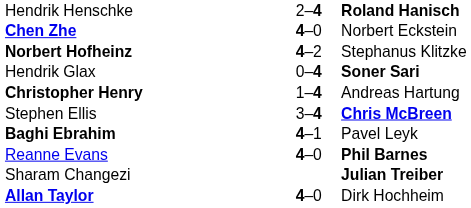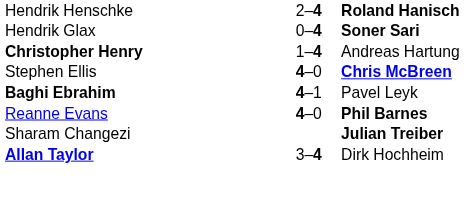- row: (41, 31)
- row: (69, 51)
(309, 113) 3–4 -> (309, 72) 4–0
(309, 195) 4–0 -> (309, 154) 3–4
